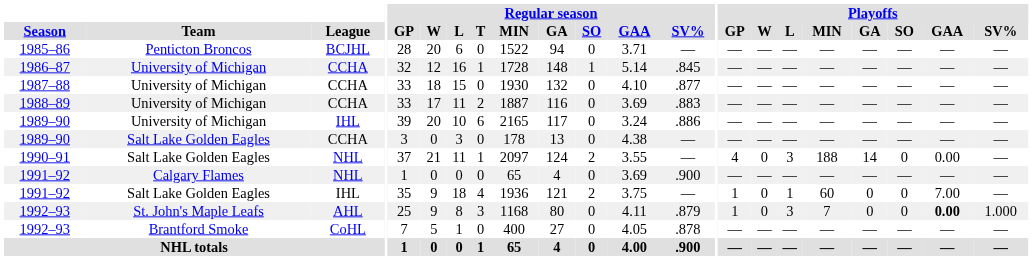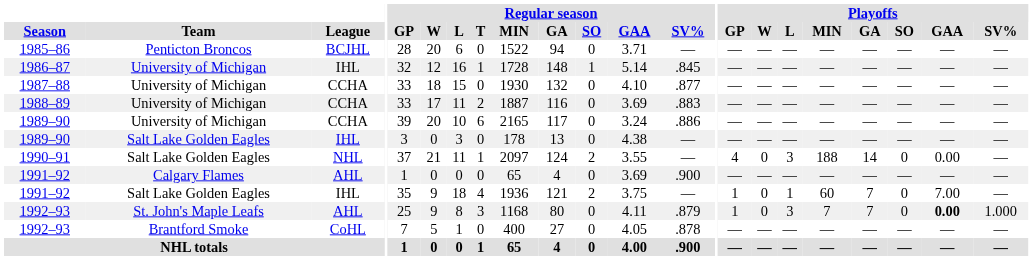(348, 67) CCHA -> (348, 67) IHL
(348, 121) IHL -> (348, 121) CCHA
(348, 139) CCHA -> (348, 139) IHL
(348, 175) NHL -> (348, 175) AHL
(870, 193) 0 -> (870, 193) 7
(870, 211) 0 -> (870, 211) 7
